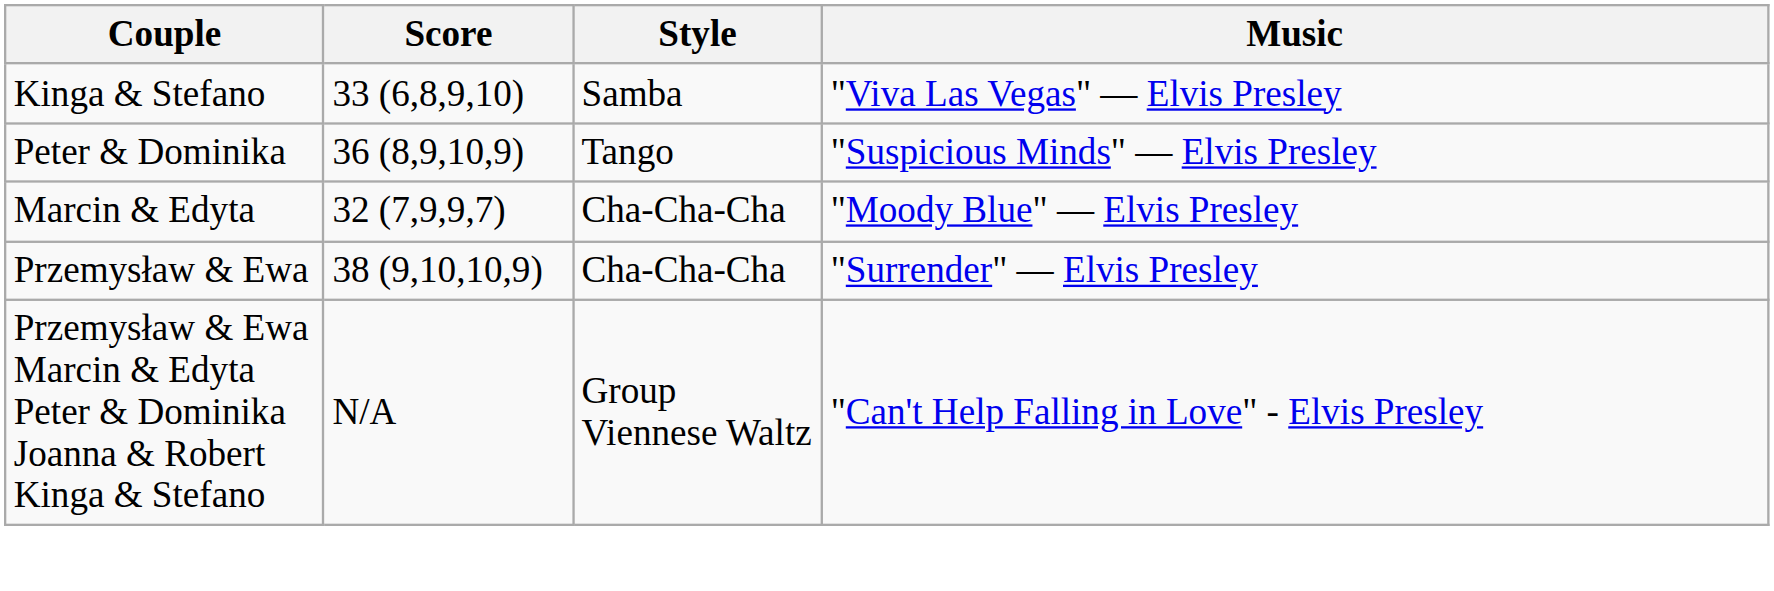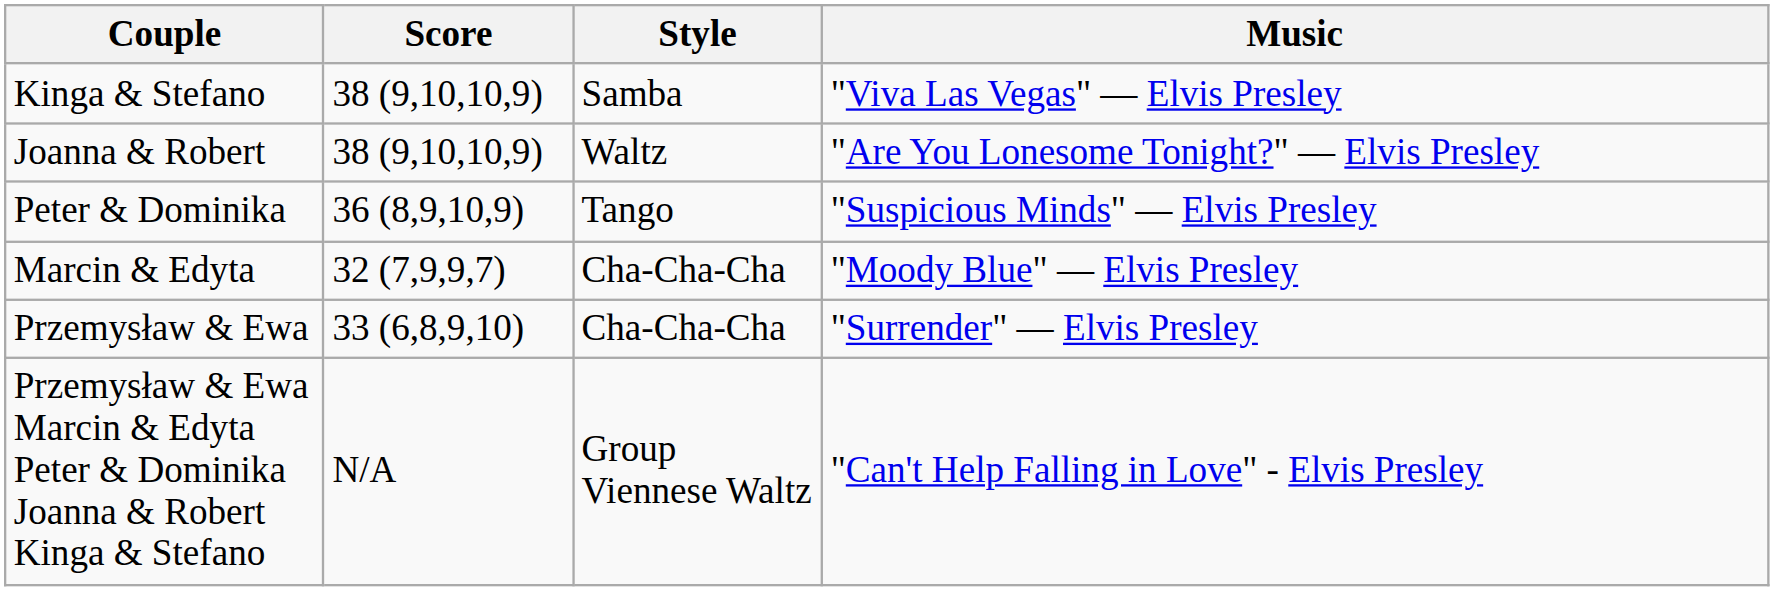(428, 92) 33 (6,8,9,10) -> (438, 92) 38 (9,10,10,9)
+ row: (139, 151)
(438, 269) 38 (9,10,10,9) -> (428, 328) 33 (6,8,9,10)
